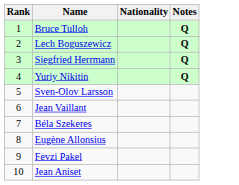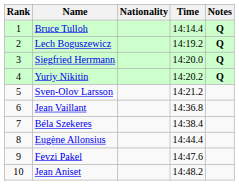+ column: (188, 12)
